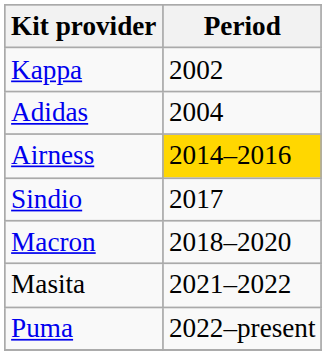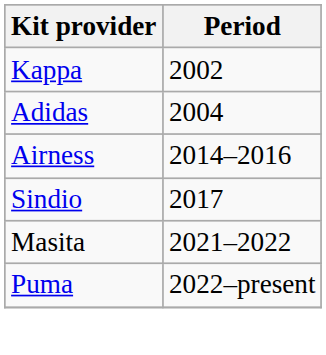(230, 155) gold background -> (230, 155) no background
- row: (53, 241)
